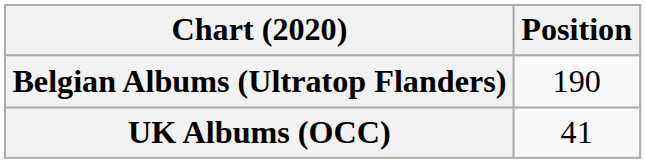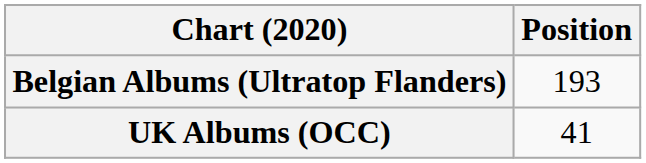(577, 81) 190 -> (577, 81) 193
